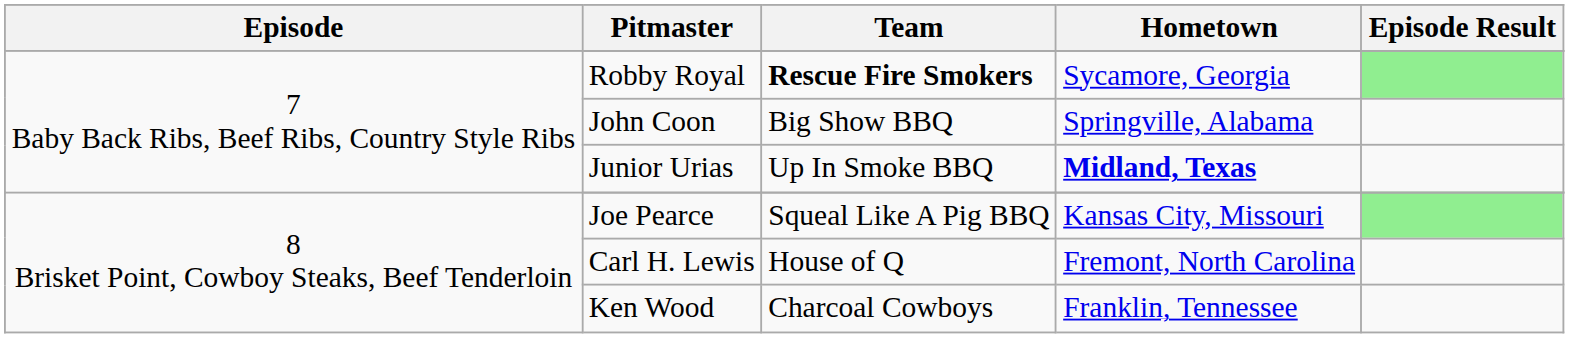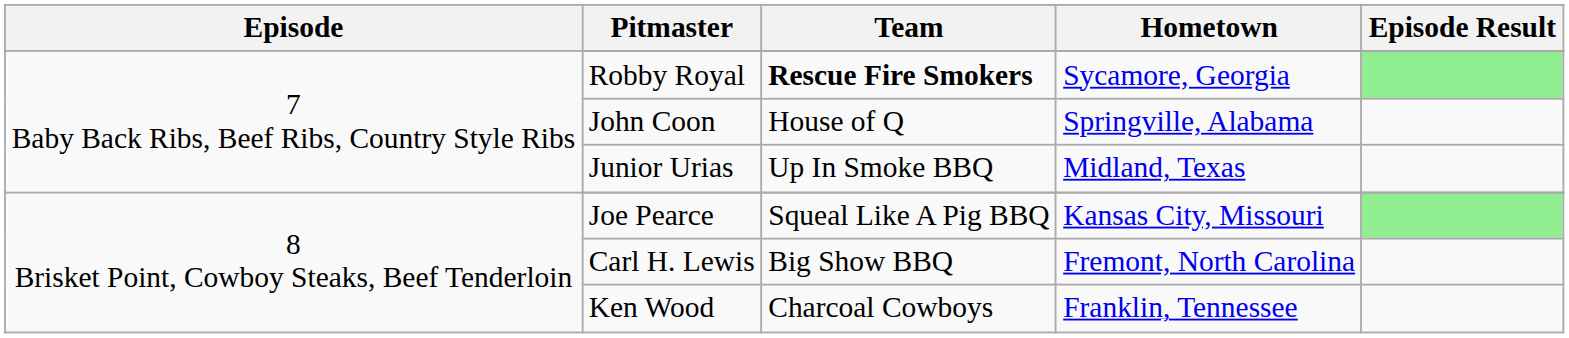(861, 121) Big Show BBQ -> (836, 121) House of Q
(1160, 167) bold -> (1154, 167) normal
(836, 261) House of Q -> (861, 261) Big Show BBQ
